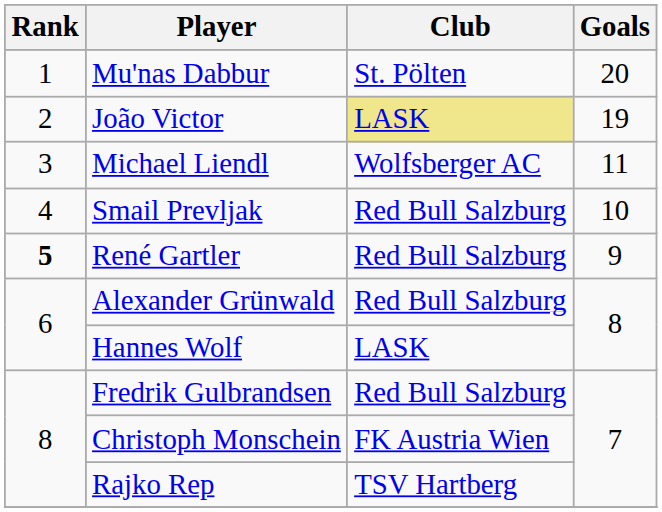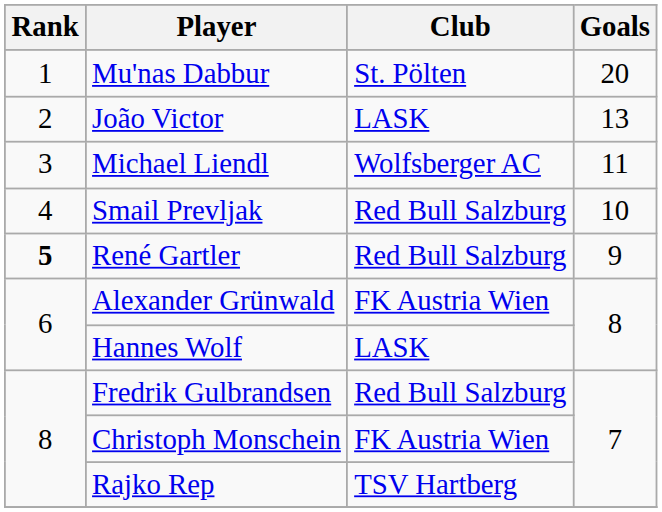(392, 118) khaki background -> (392, 118) no background
(615, 118) 19 -> (615, 118) 13
(460, 301) Red Bull Salzburg -> (452, 301) FK Austria Wien
